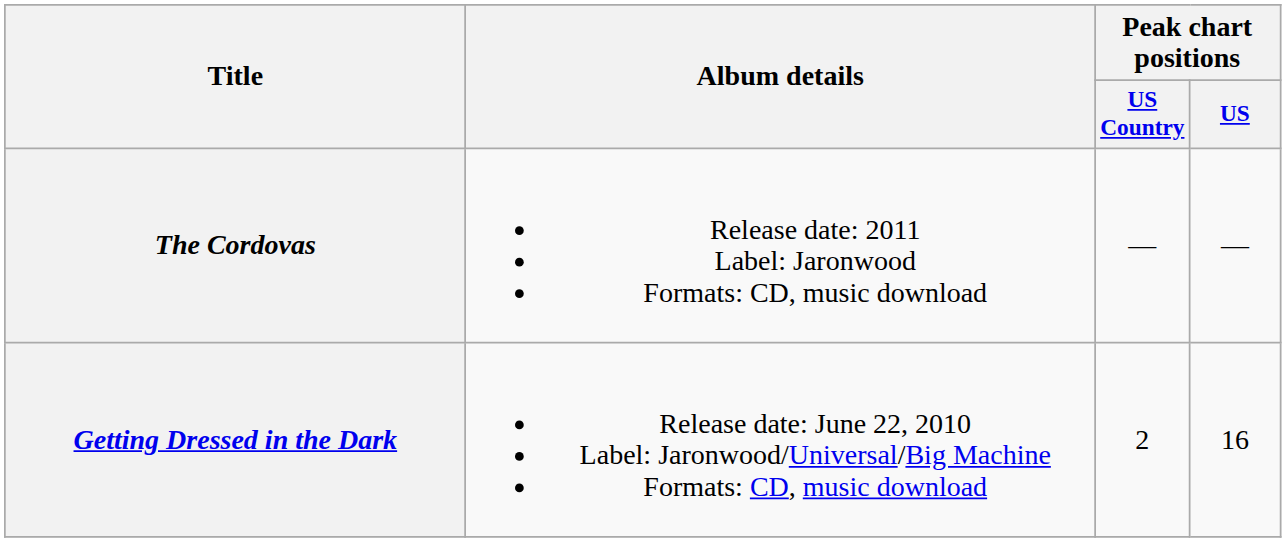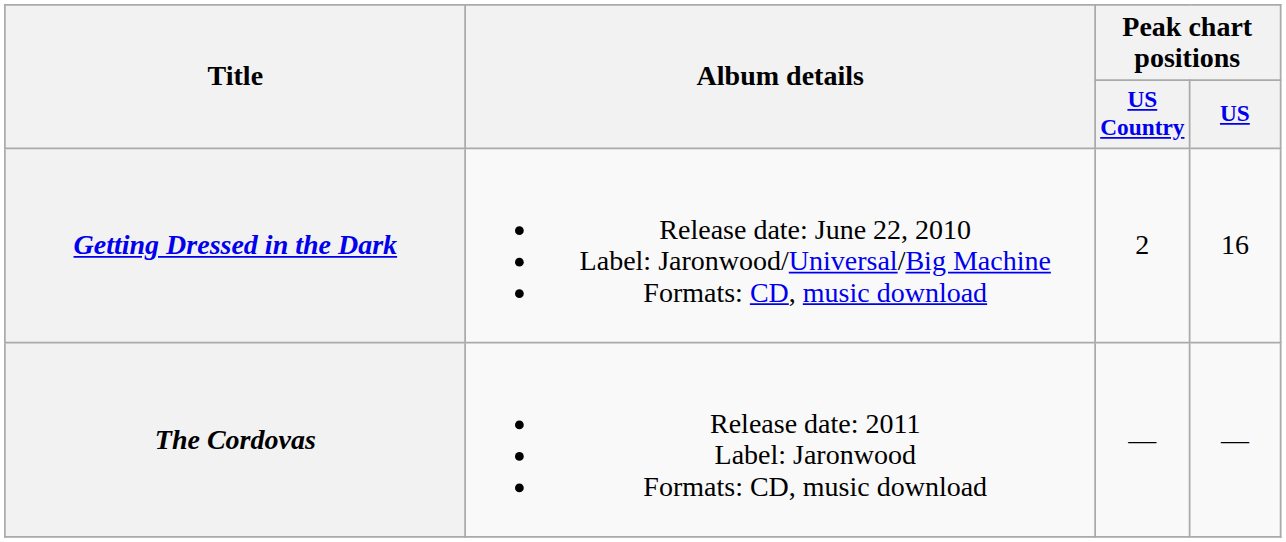rows swapped: (235, 439) <-> (235, 244)
